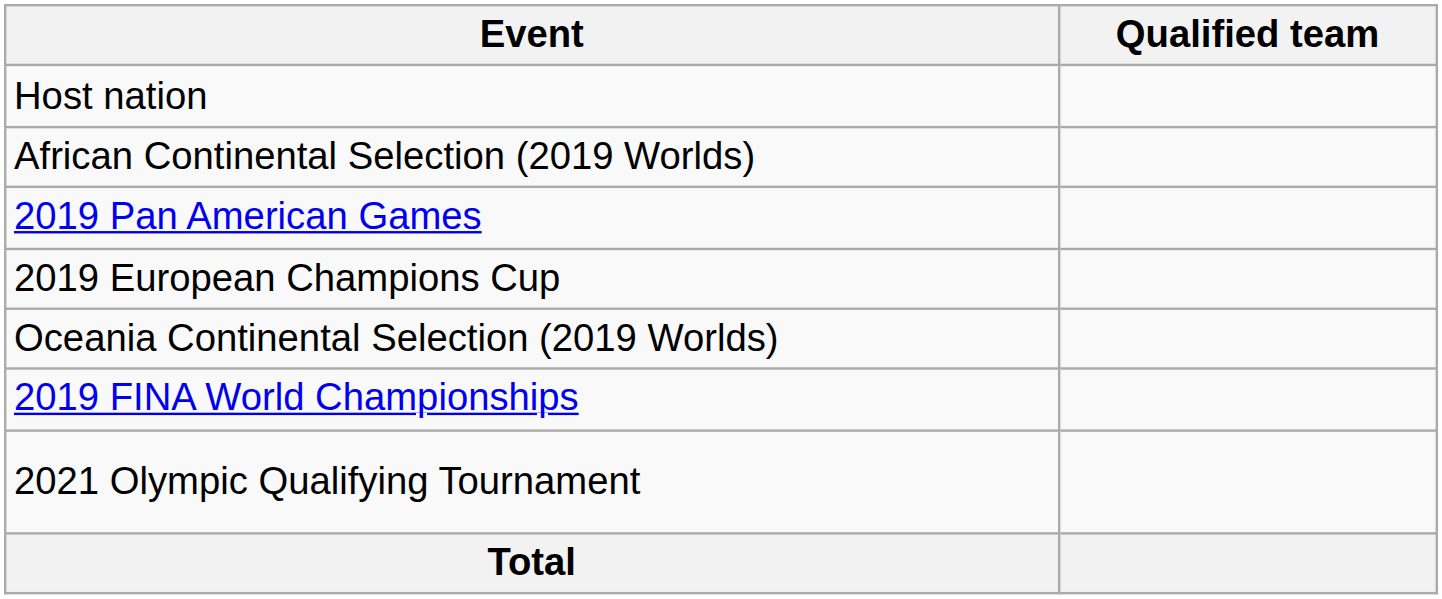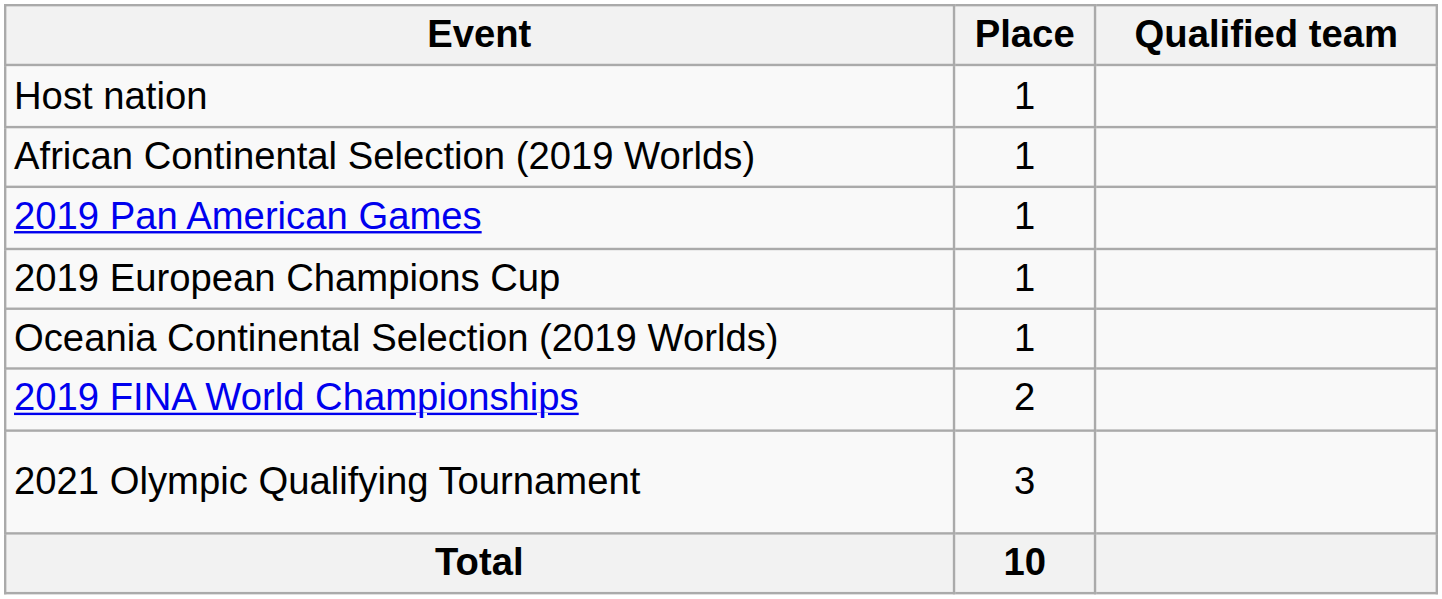+ column: (1025, 34)
